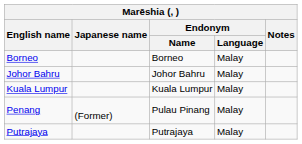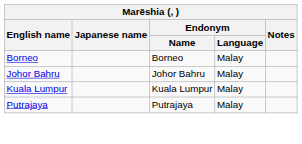- row: (23, 110)
